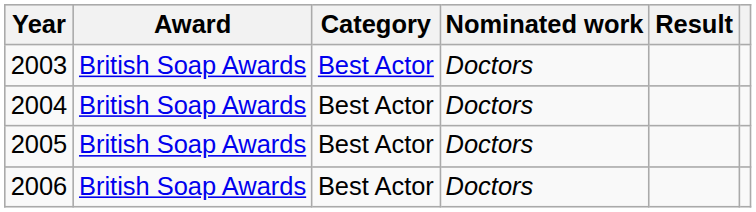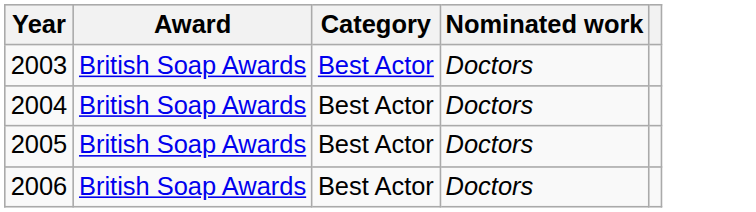- column: (694, 24)
